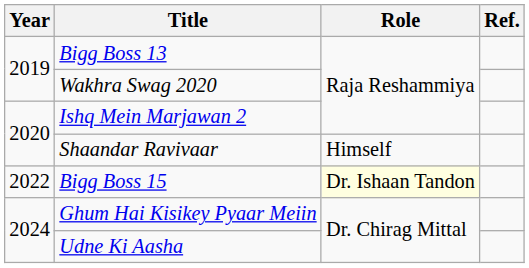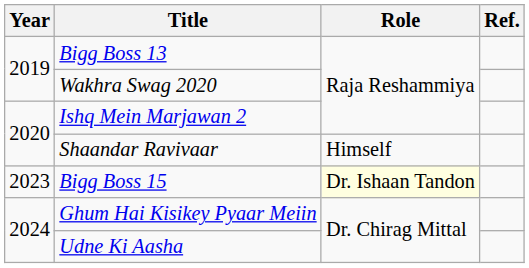(30, 181) 2022 -> (30, 181) 2023
